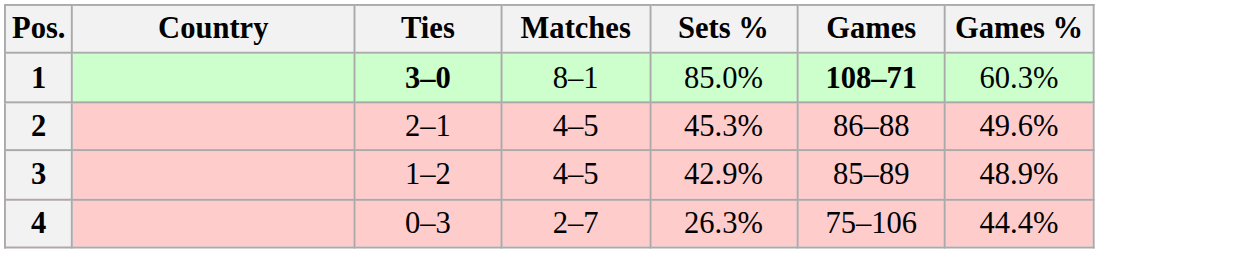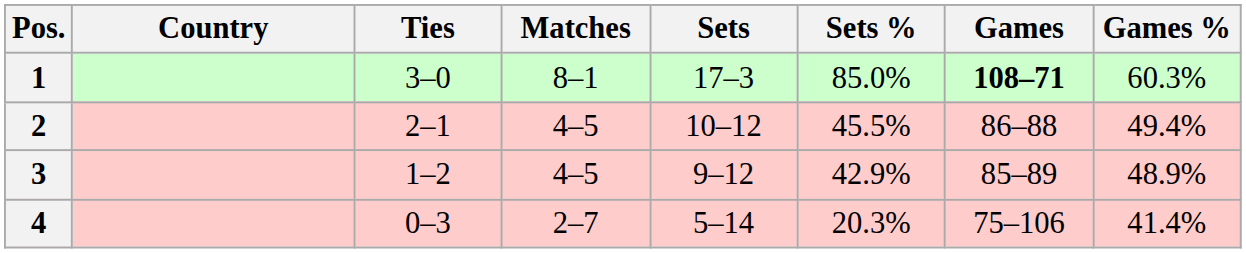+ column: (723, 28)
(428, 77) bold -> (428, 77) normal
(723, 125) 45.3% -> (871, 125) 45.5%
(1019, 125) 49.6% -> (1167, 125) 49.4%
(723, 222) 26.3% -> (871, 222) 20.3%
(1019, 222) 44.4% -> (1167, 222) 41.4%
